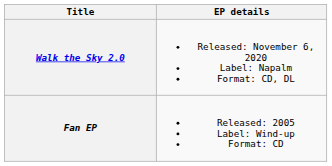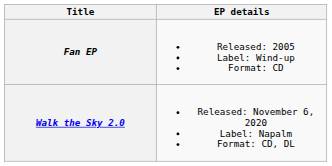rows swapped: (80, 128) <-> (80, 57)
